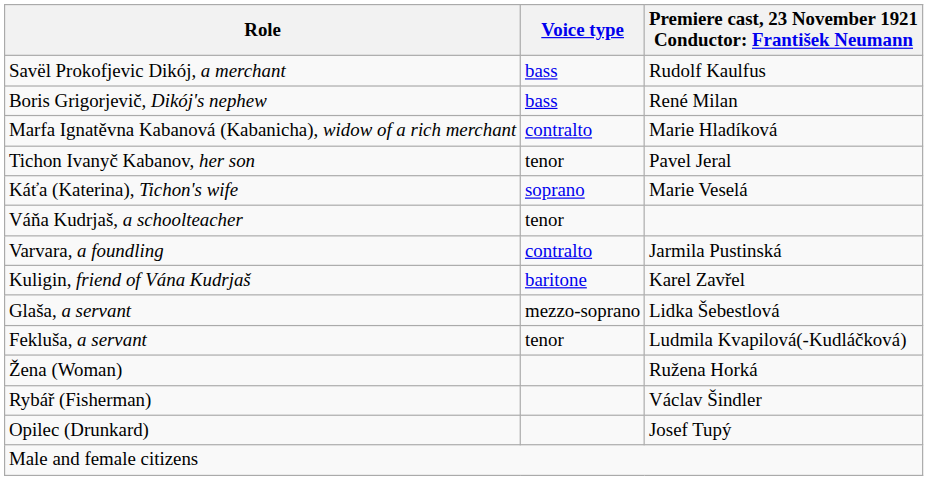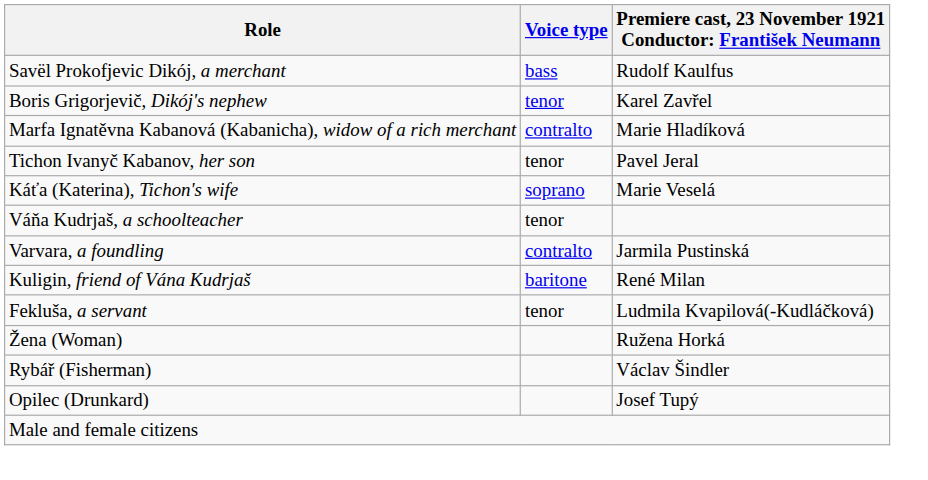(541, 100) bass -> (544, 100) tenor
(693, 100) René Milan -> (664, 100) Karel Zavřel
(697, 280) Karel Zavřel -> (661, 280) René Milan
- row: (70, 310)
